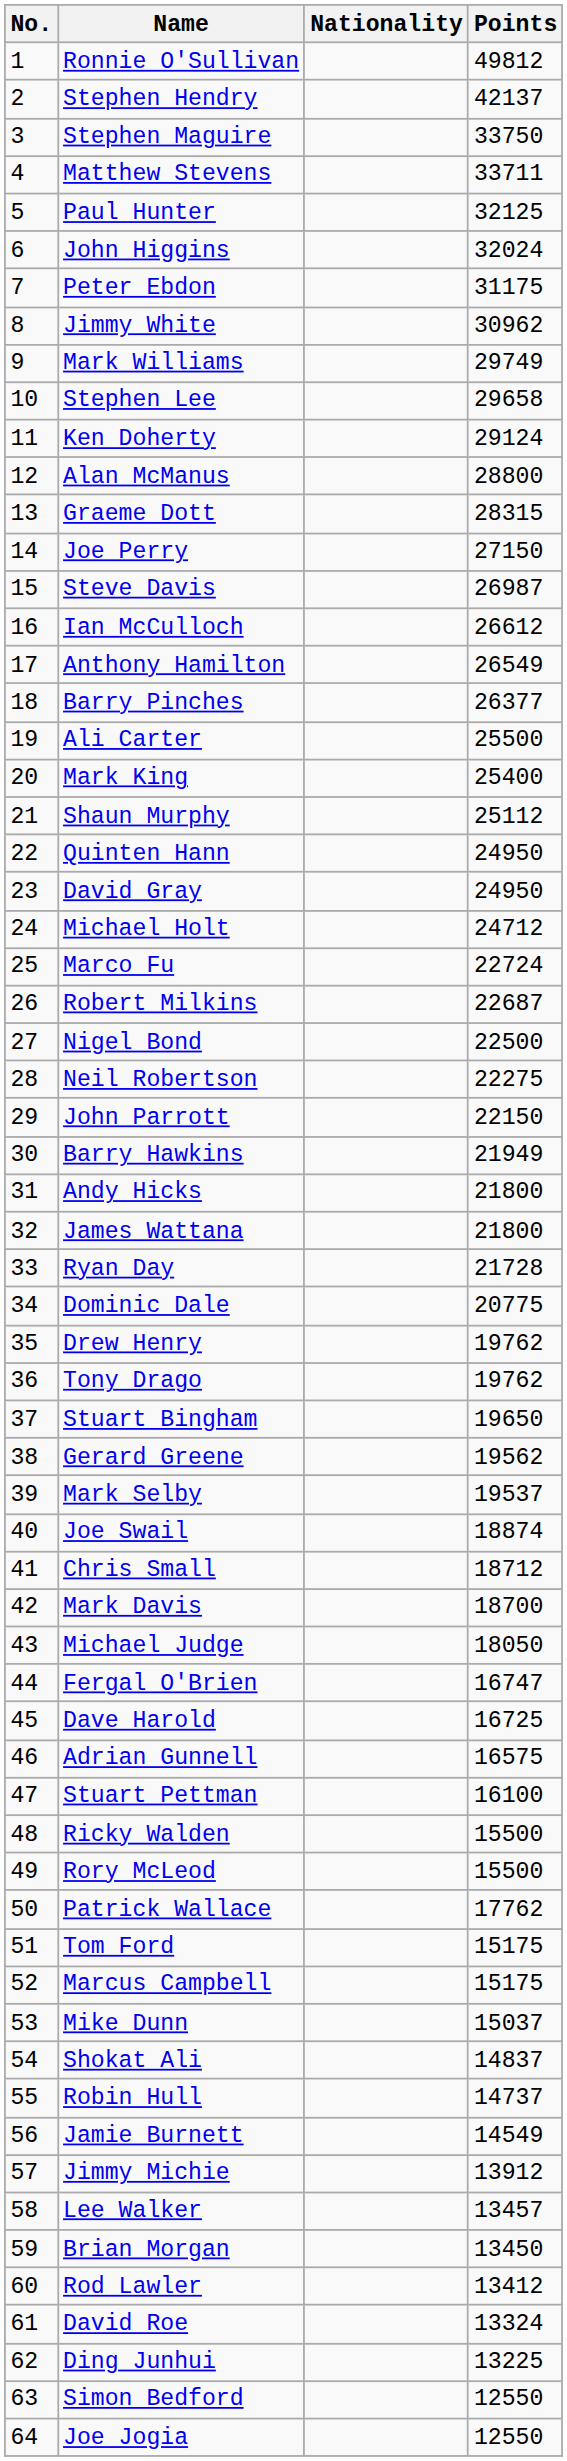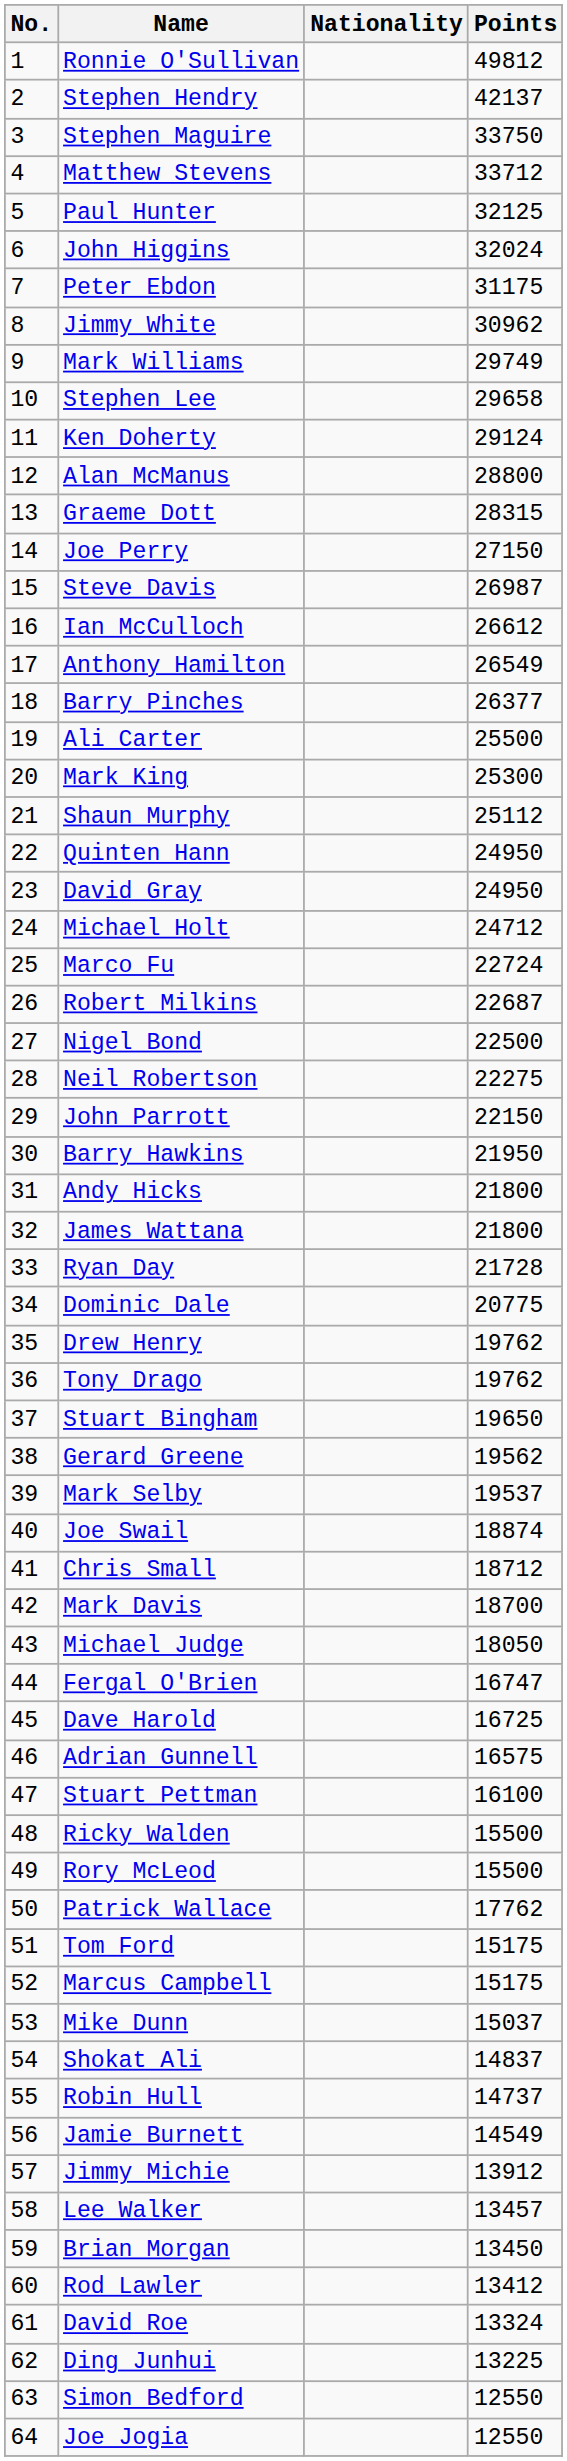(509, 175) 33711 -> (509, 175) 33712
(509, 778) 25400 -> (509, 778) 25300
(509, 1155) 21949 -> (509, 1155) 21950
